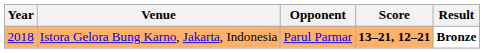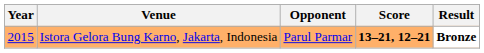(21, 37) 2018 -> (21, 37) 2015
